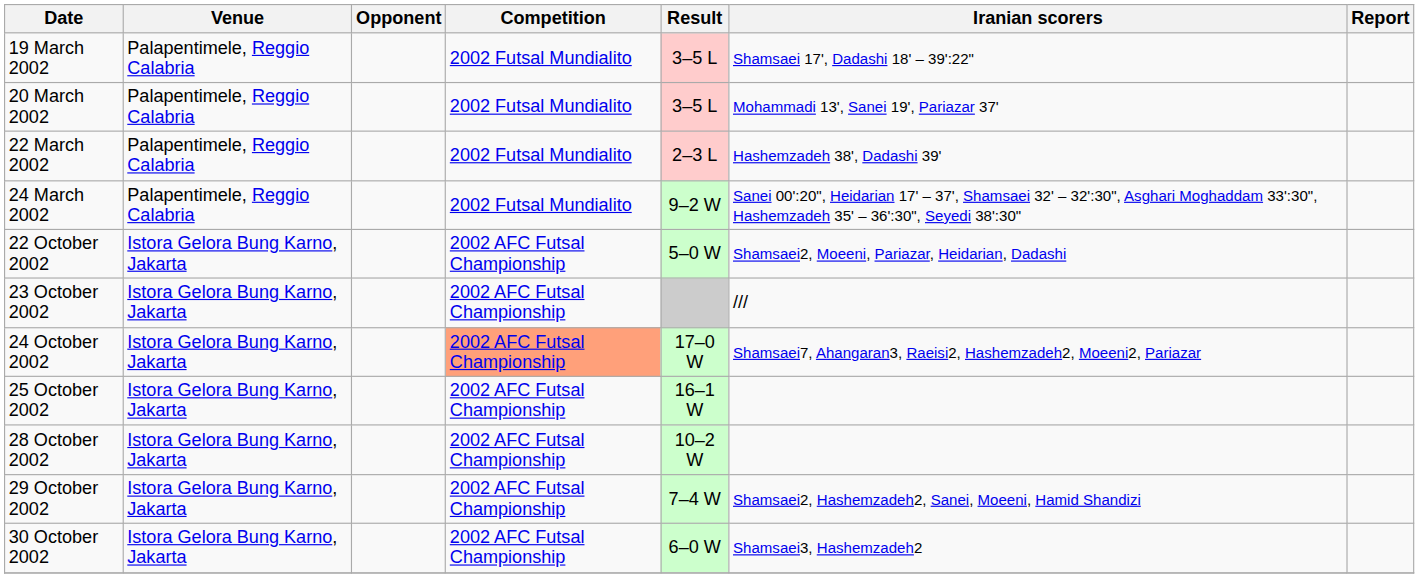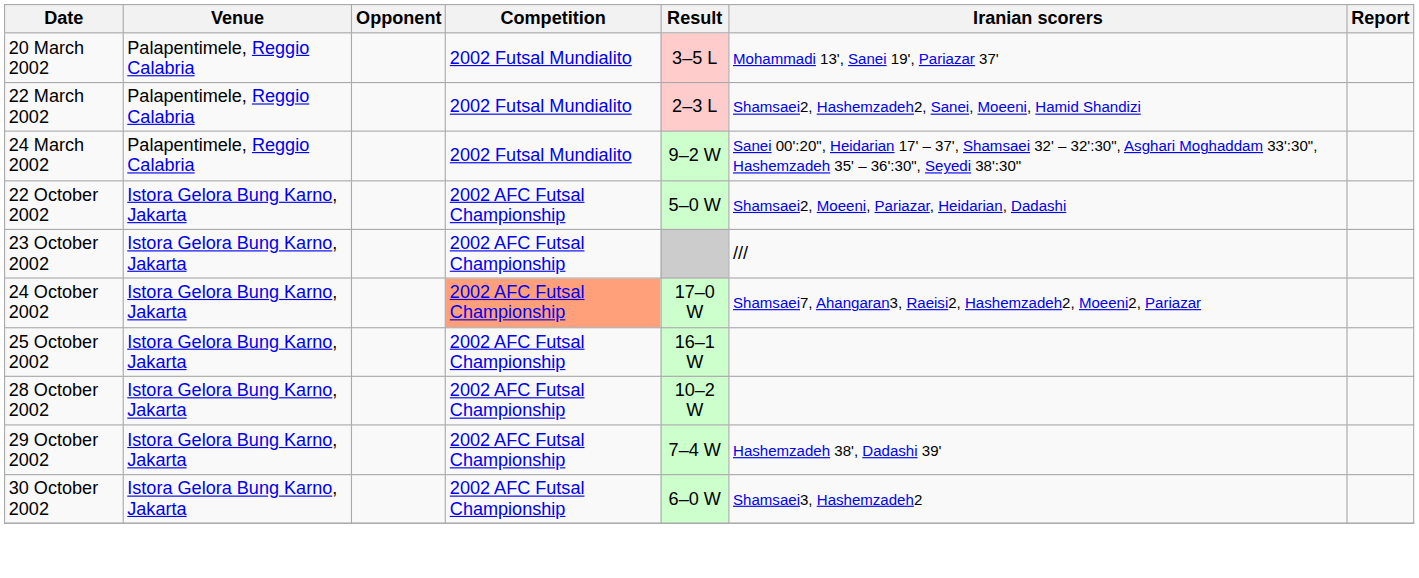- row: (46, 57)
(837, 156) Hashemzadeh 38', Dadashi 39' -> (937, 107) Shamsaei2, Hashemzadeh2, Sanei, Moeeni, Hamid Shandizi
(937, 499) Shamsaei2, Hashemzadeh2, Sanei, Moeeni, Hamid Shandizi -> (837, 450) Hashemzadeh 38', Dadashi 39'
